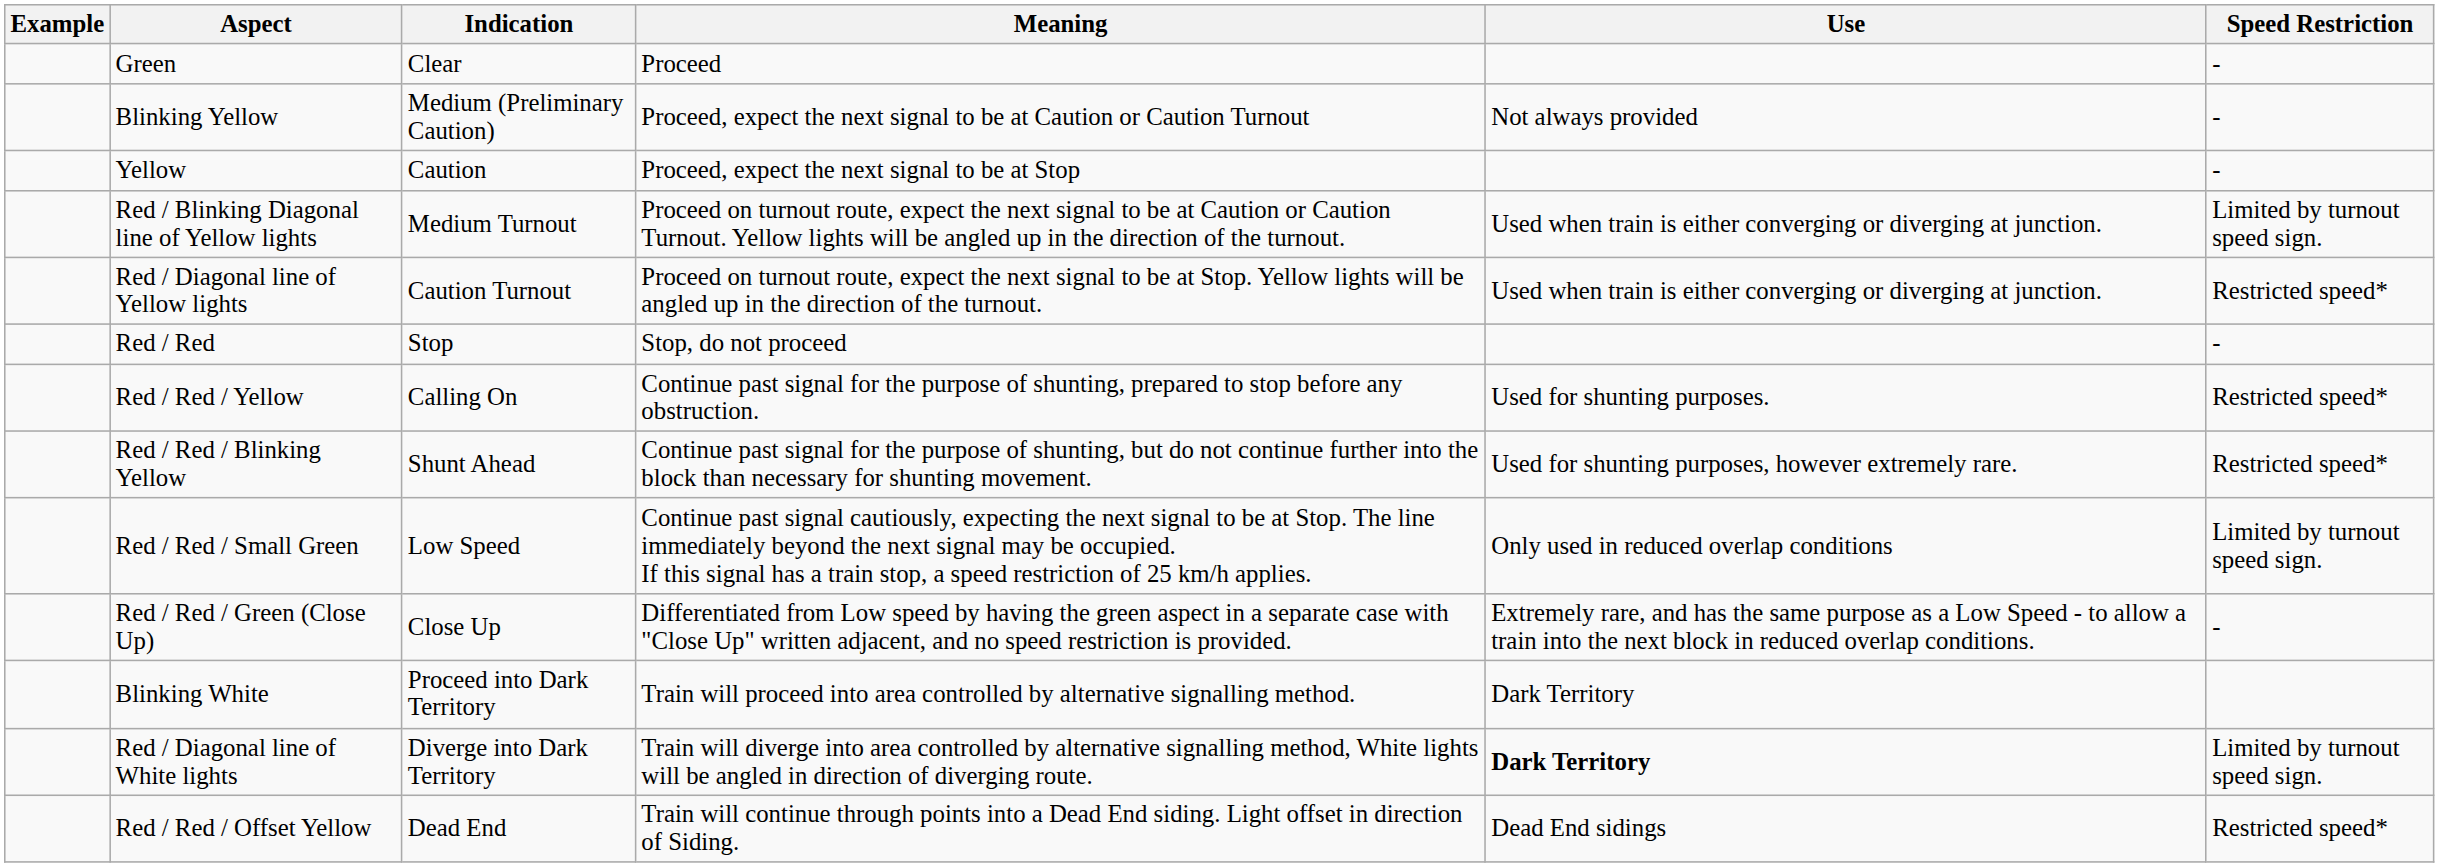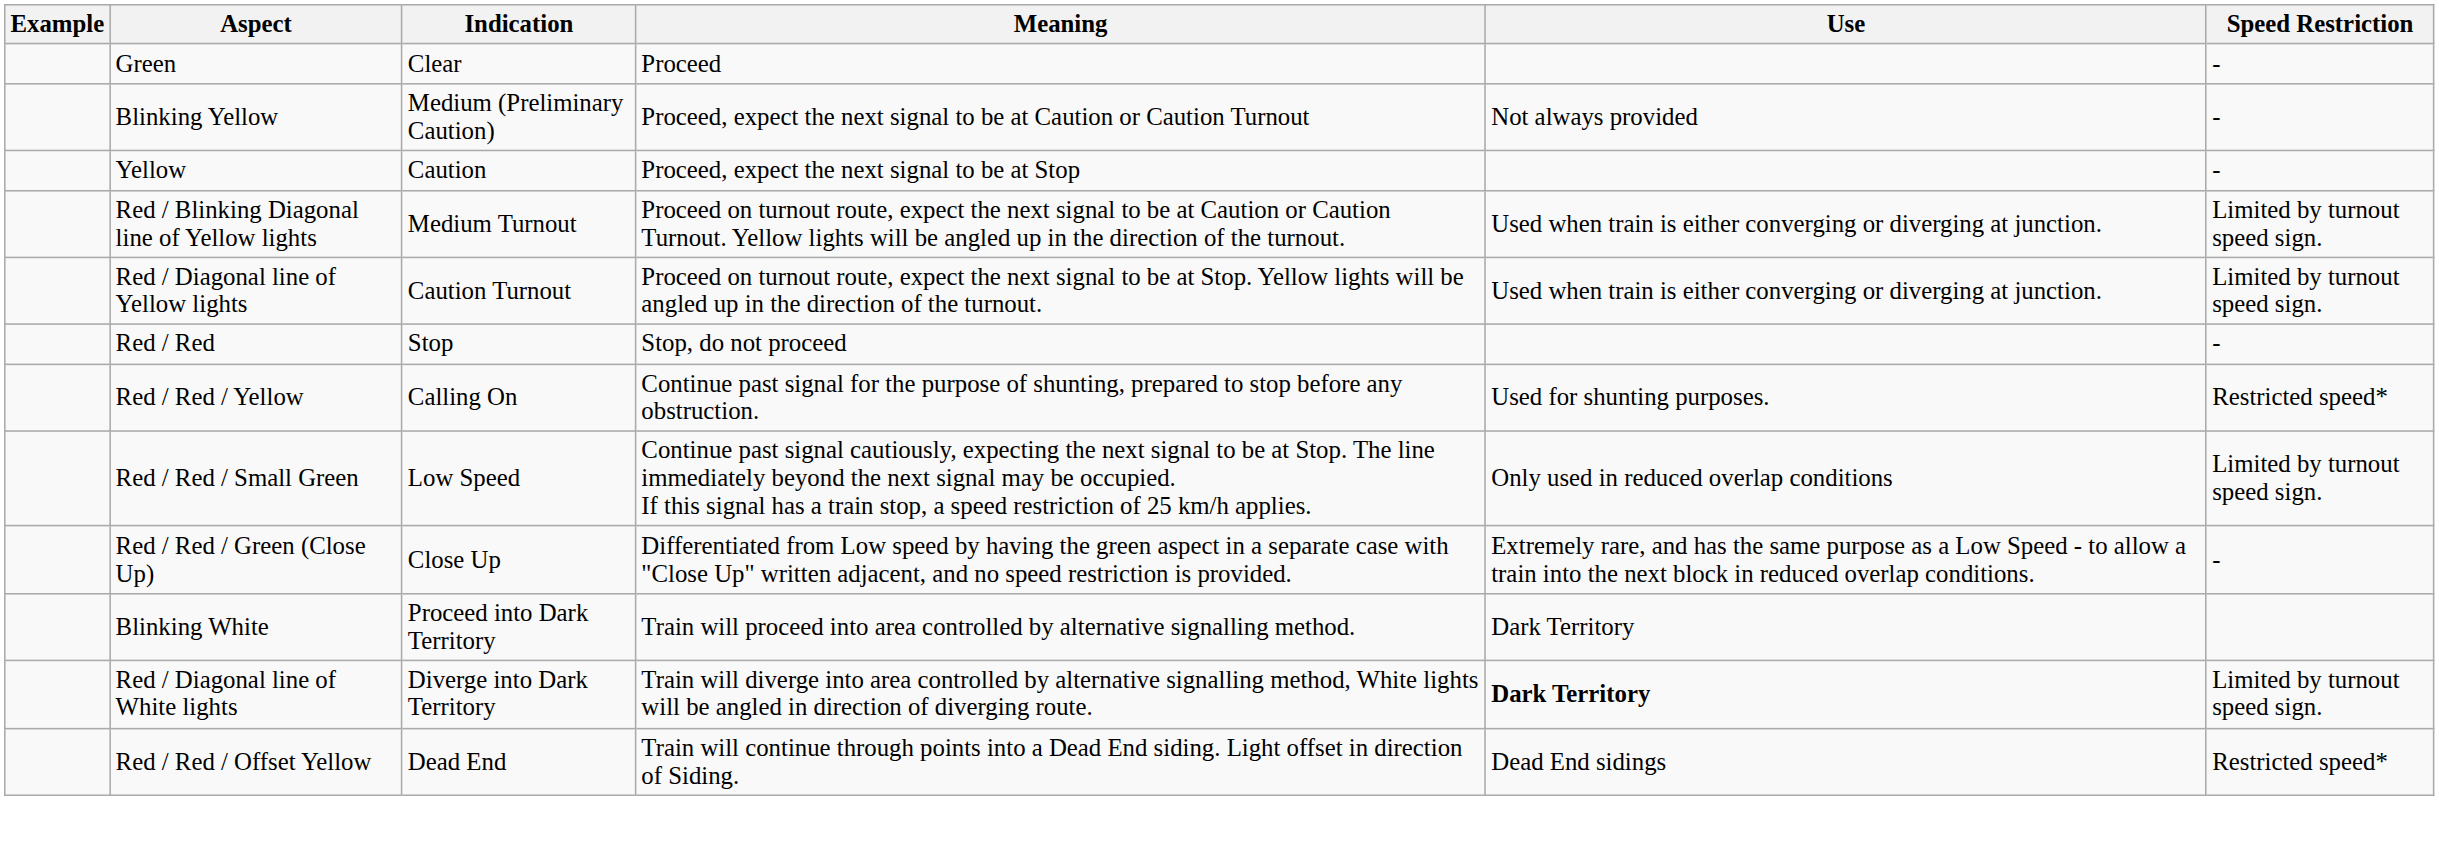(2300, 290) Restricted speed* -> (2306, 290) Limited by turnout speed sign.
- row: (218, 464)
